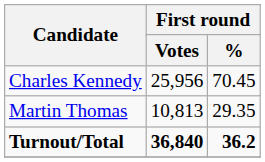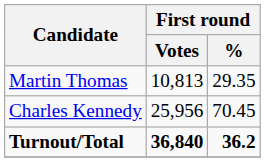rows swapped: (75, 80) <-> (68, 111)
